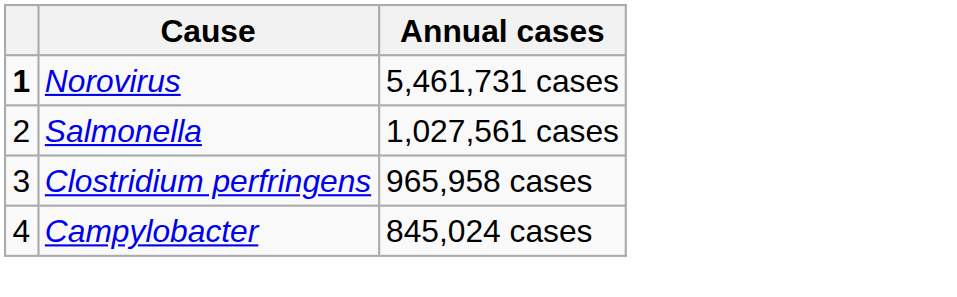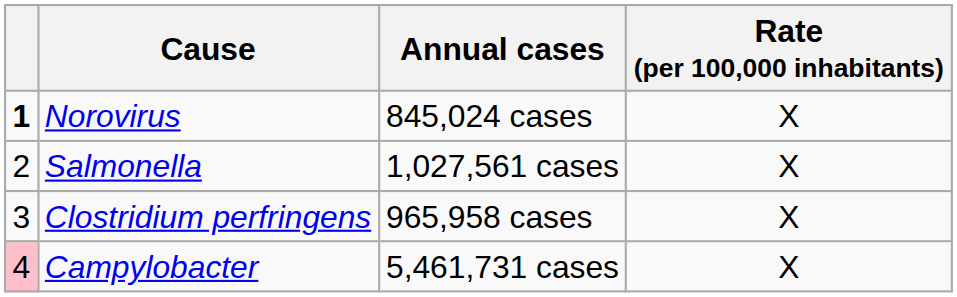+ column: (789, 48)
(502, 81) 5,461,731 cases -> (489, 116) 845,024 cases
(21, 232) no background -> (21, 267) pink background
(489, 232) 845,024 cases -> (502, 267) 5,461,731 cases
